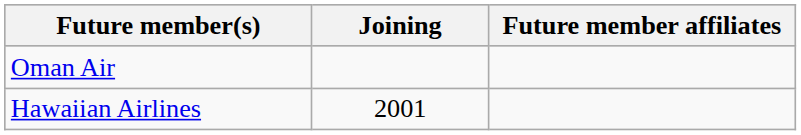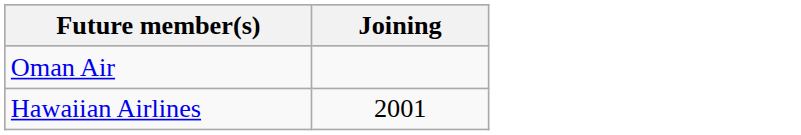- column: (642, 25)
